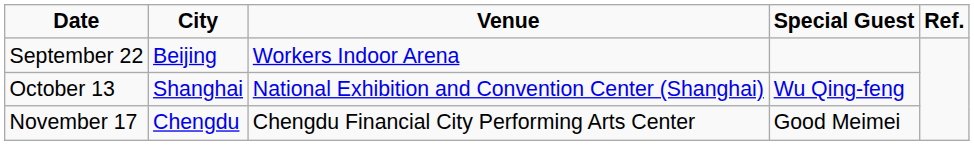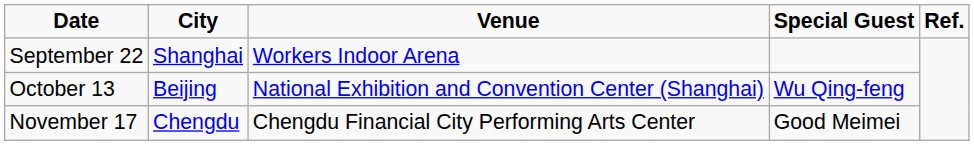(185, 55) Beijing -> (198, 55) Shanghai
(198, 88) Shanghai -> (185, 88) Beijing
